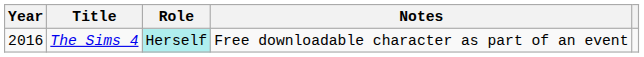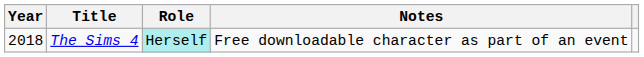(26, 40) 2016 -> (26, 40) 2018
